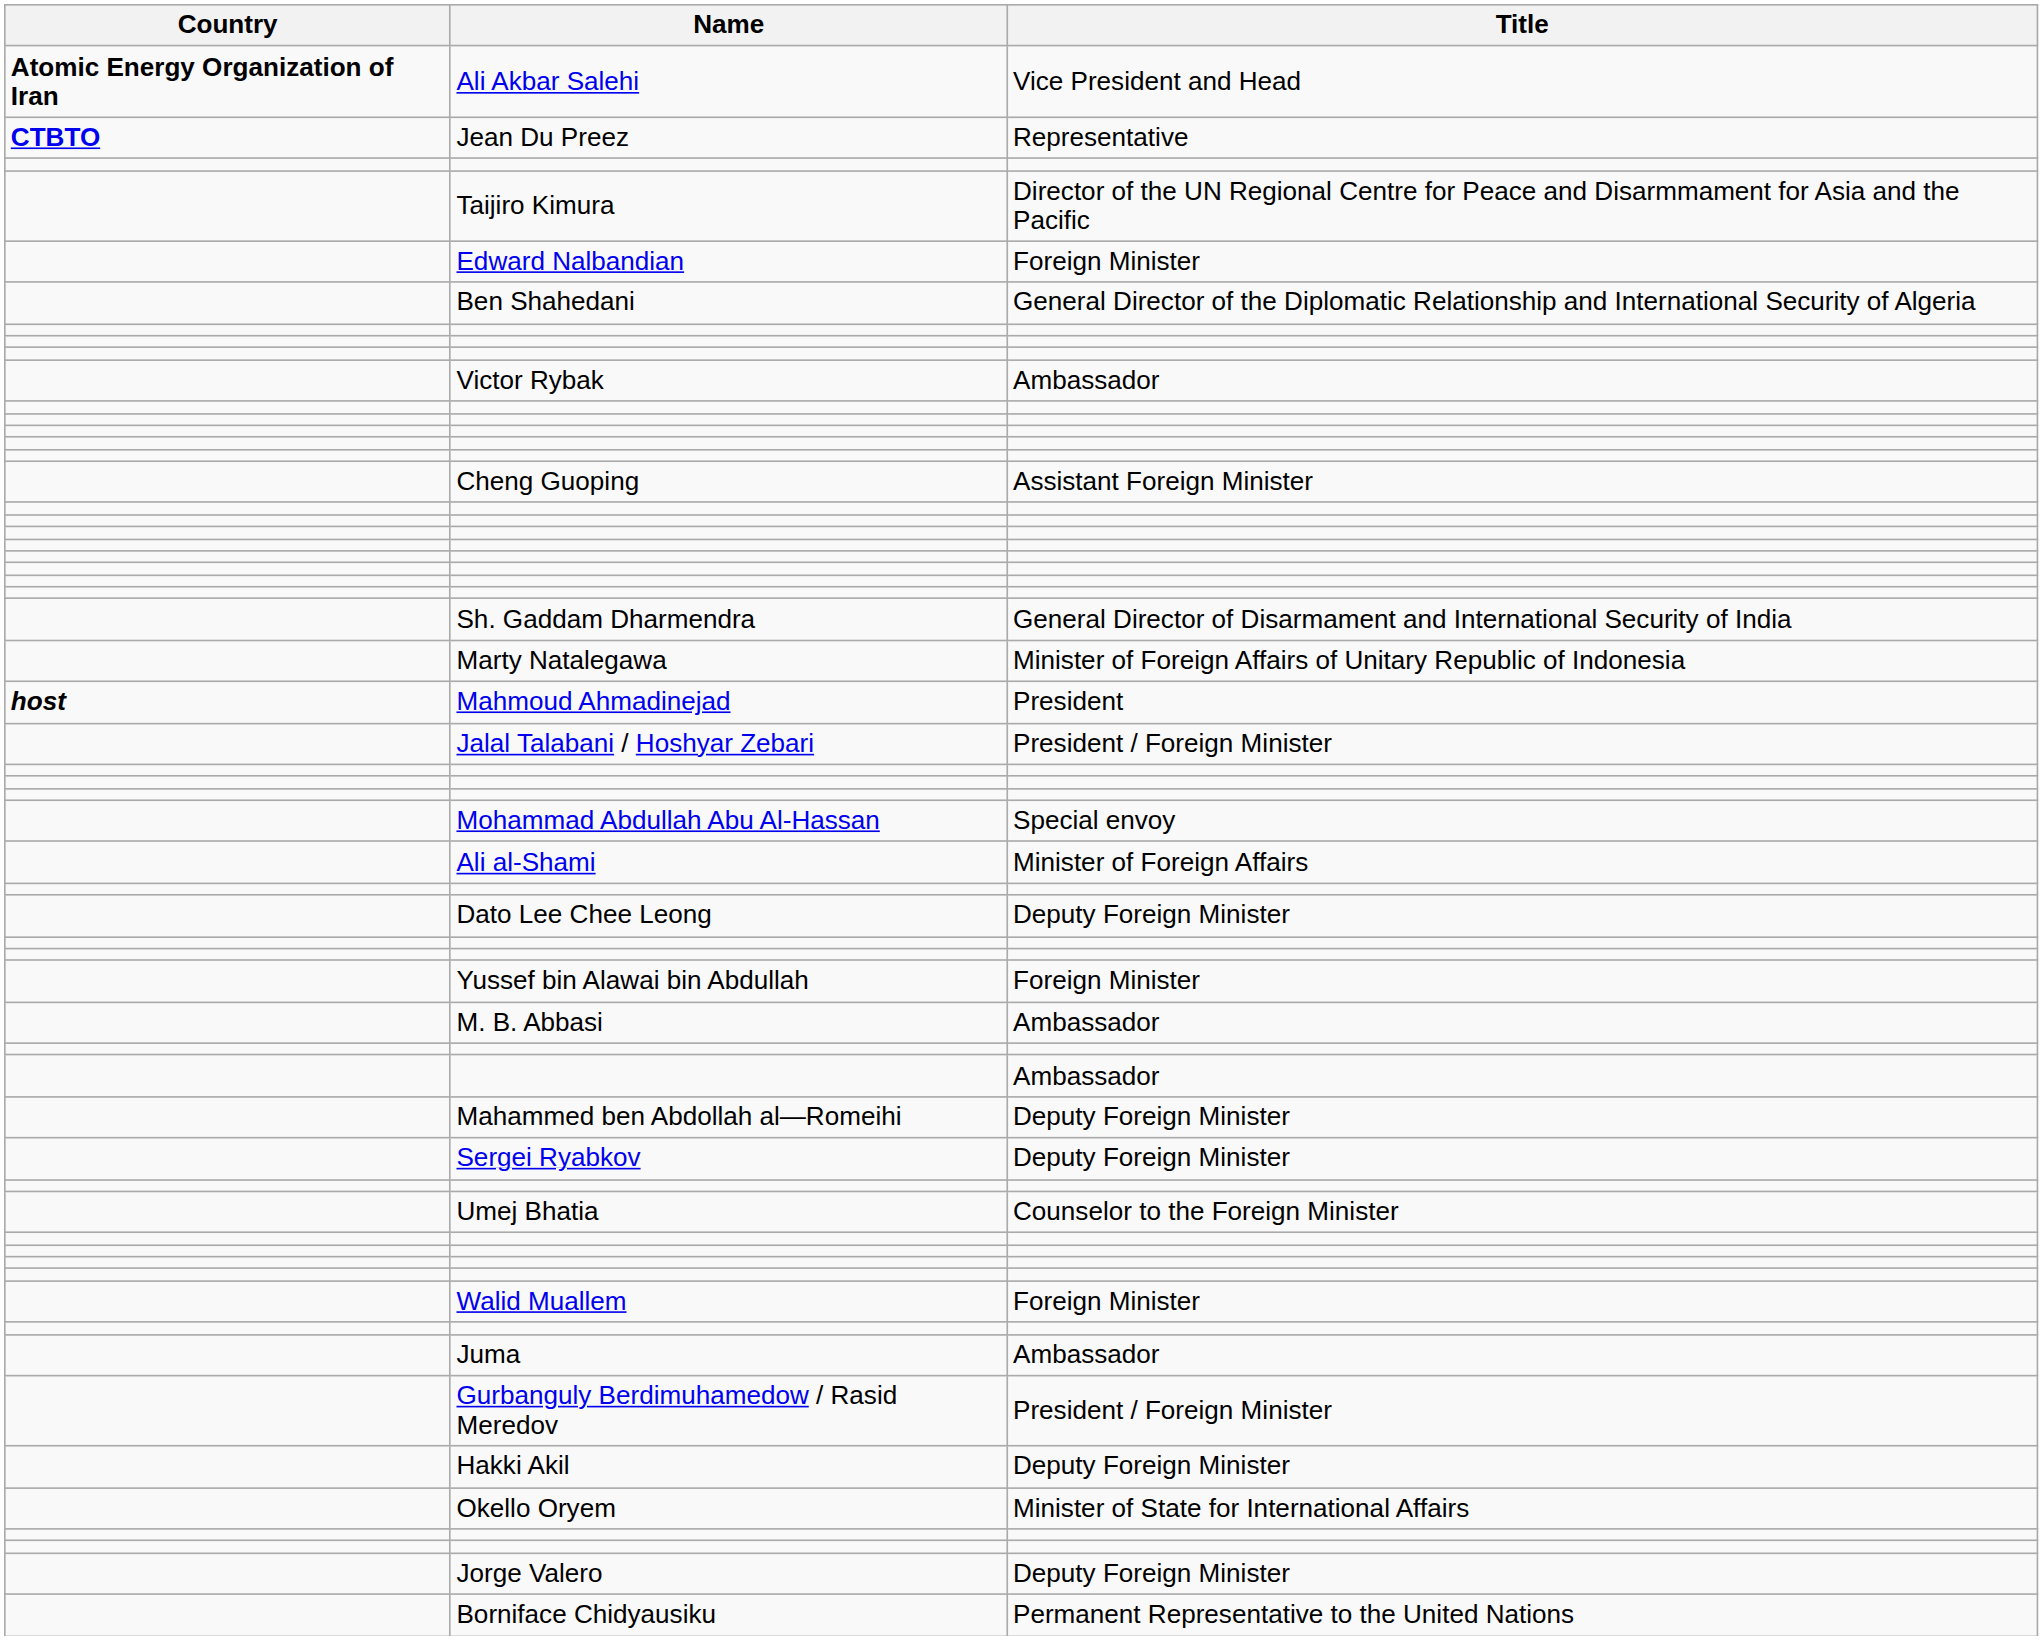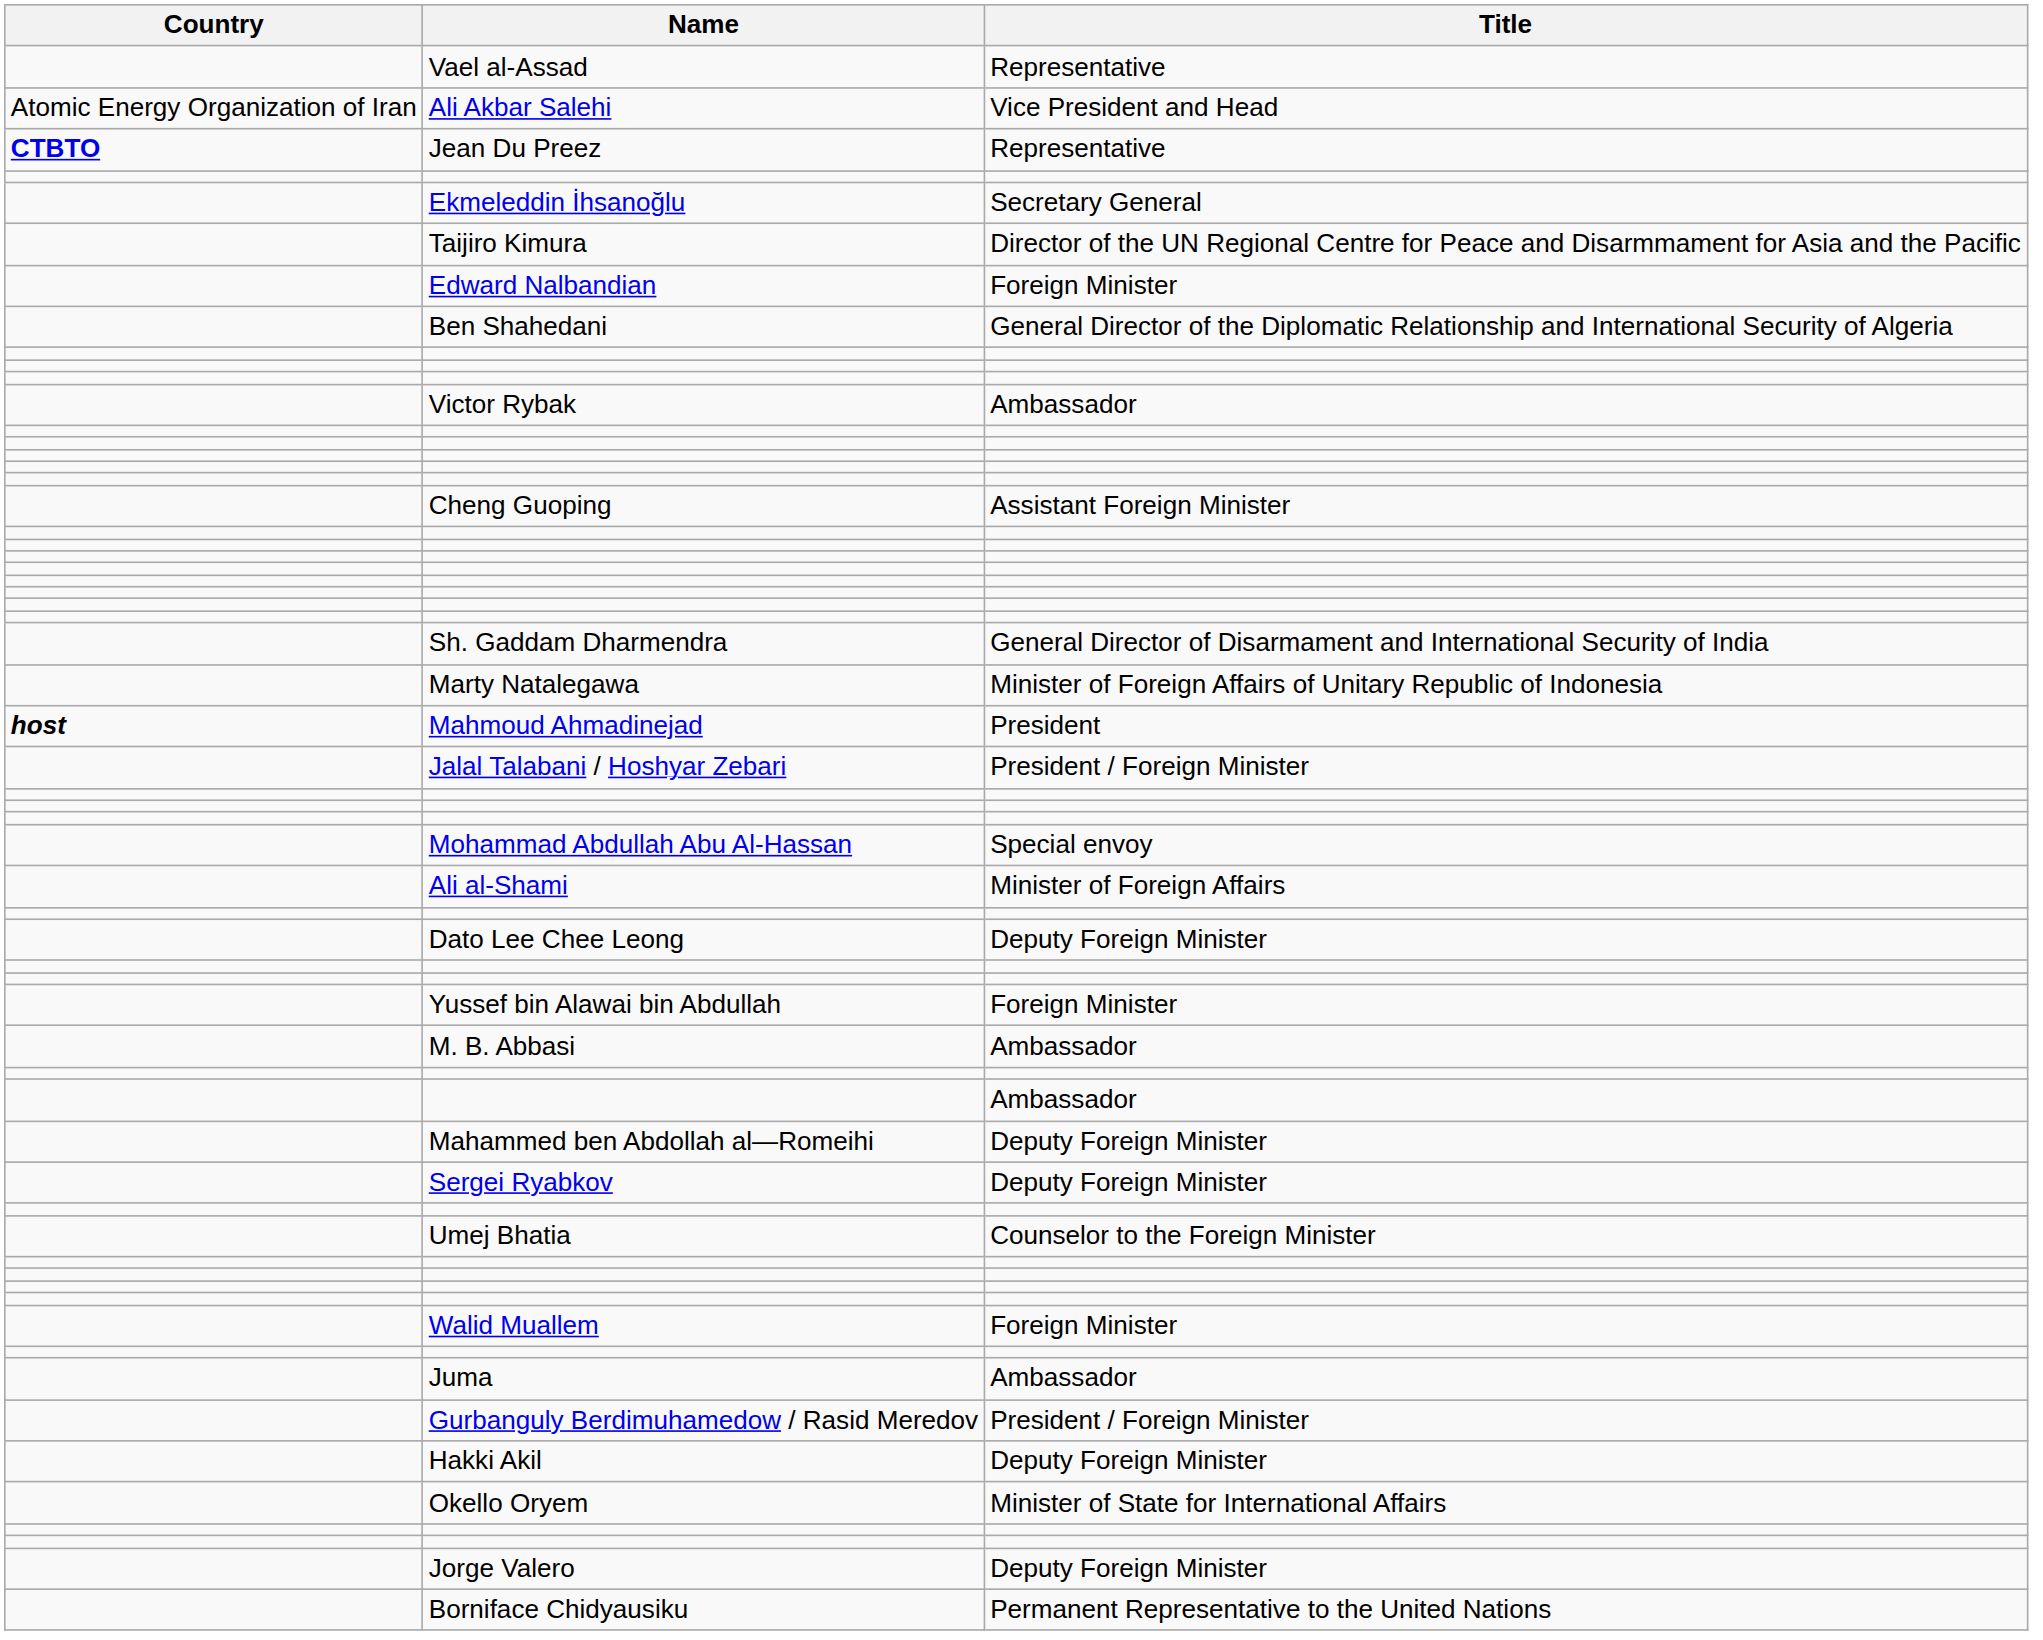+ row: (508, 66)
(202, 81) bold -> (214, 107) normal
+ row: (557, 202)
